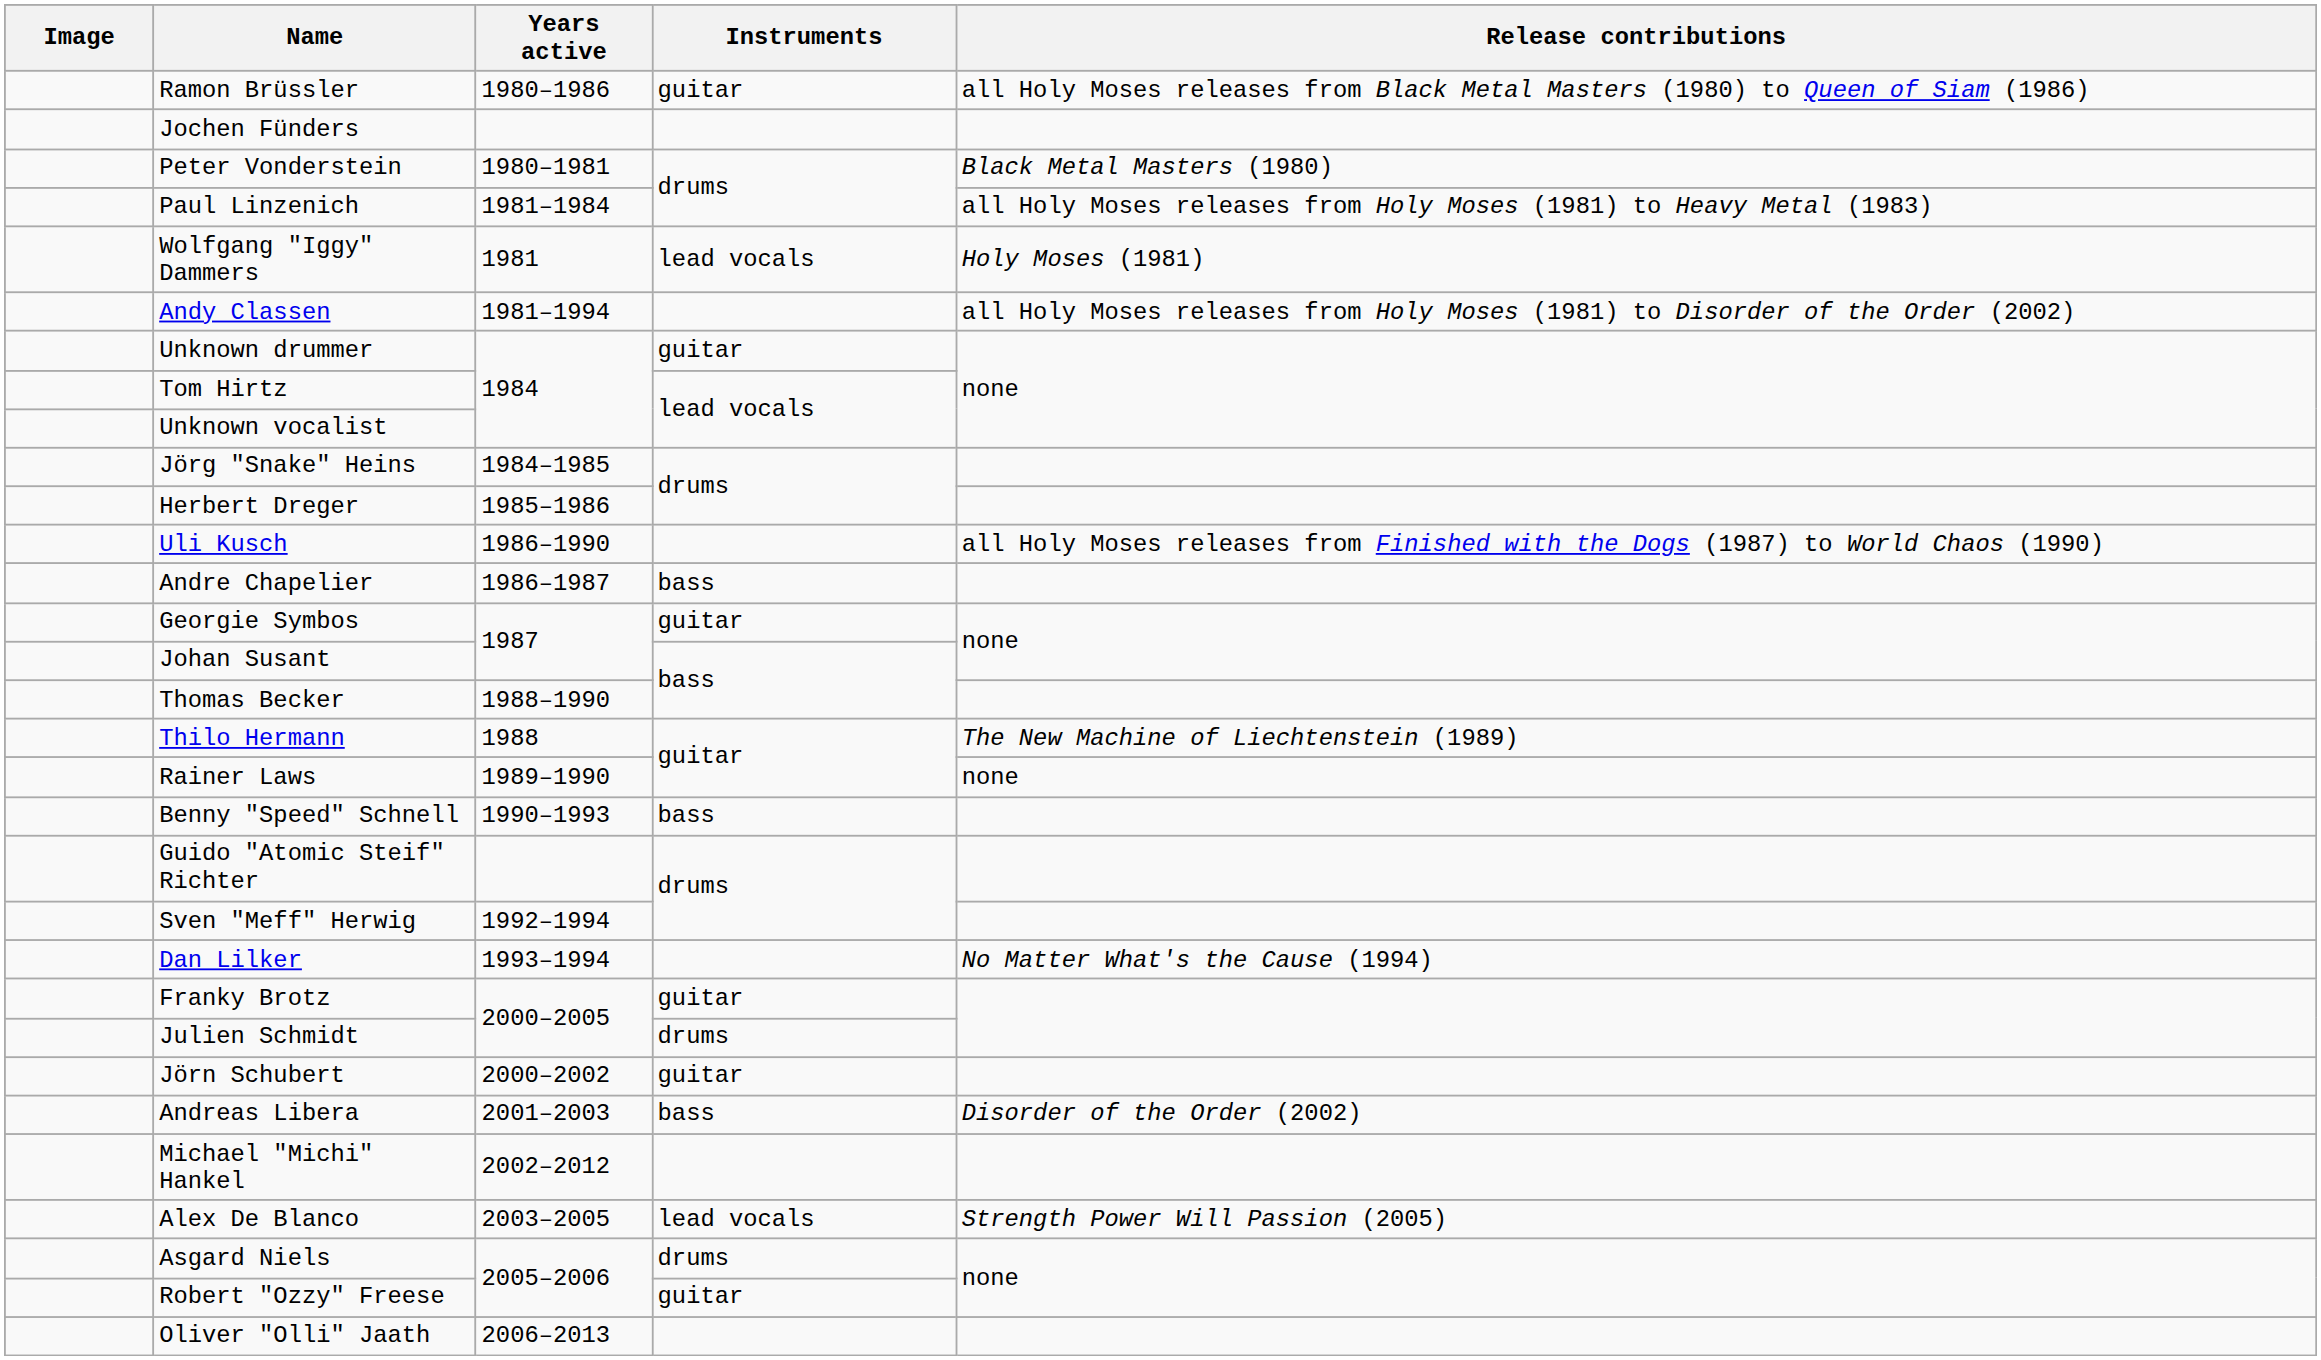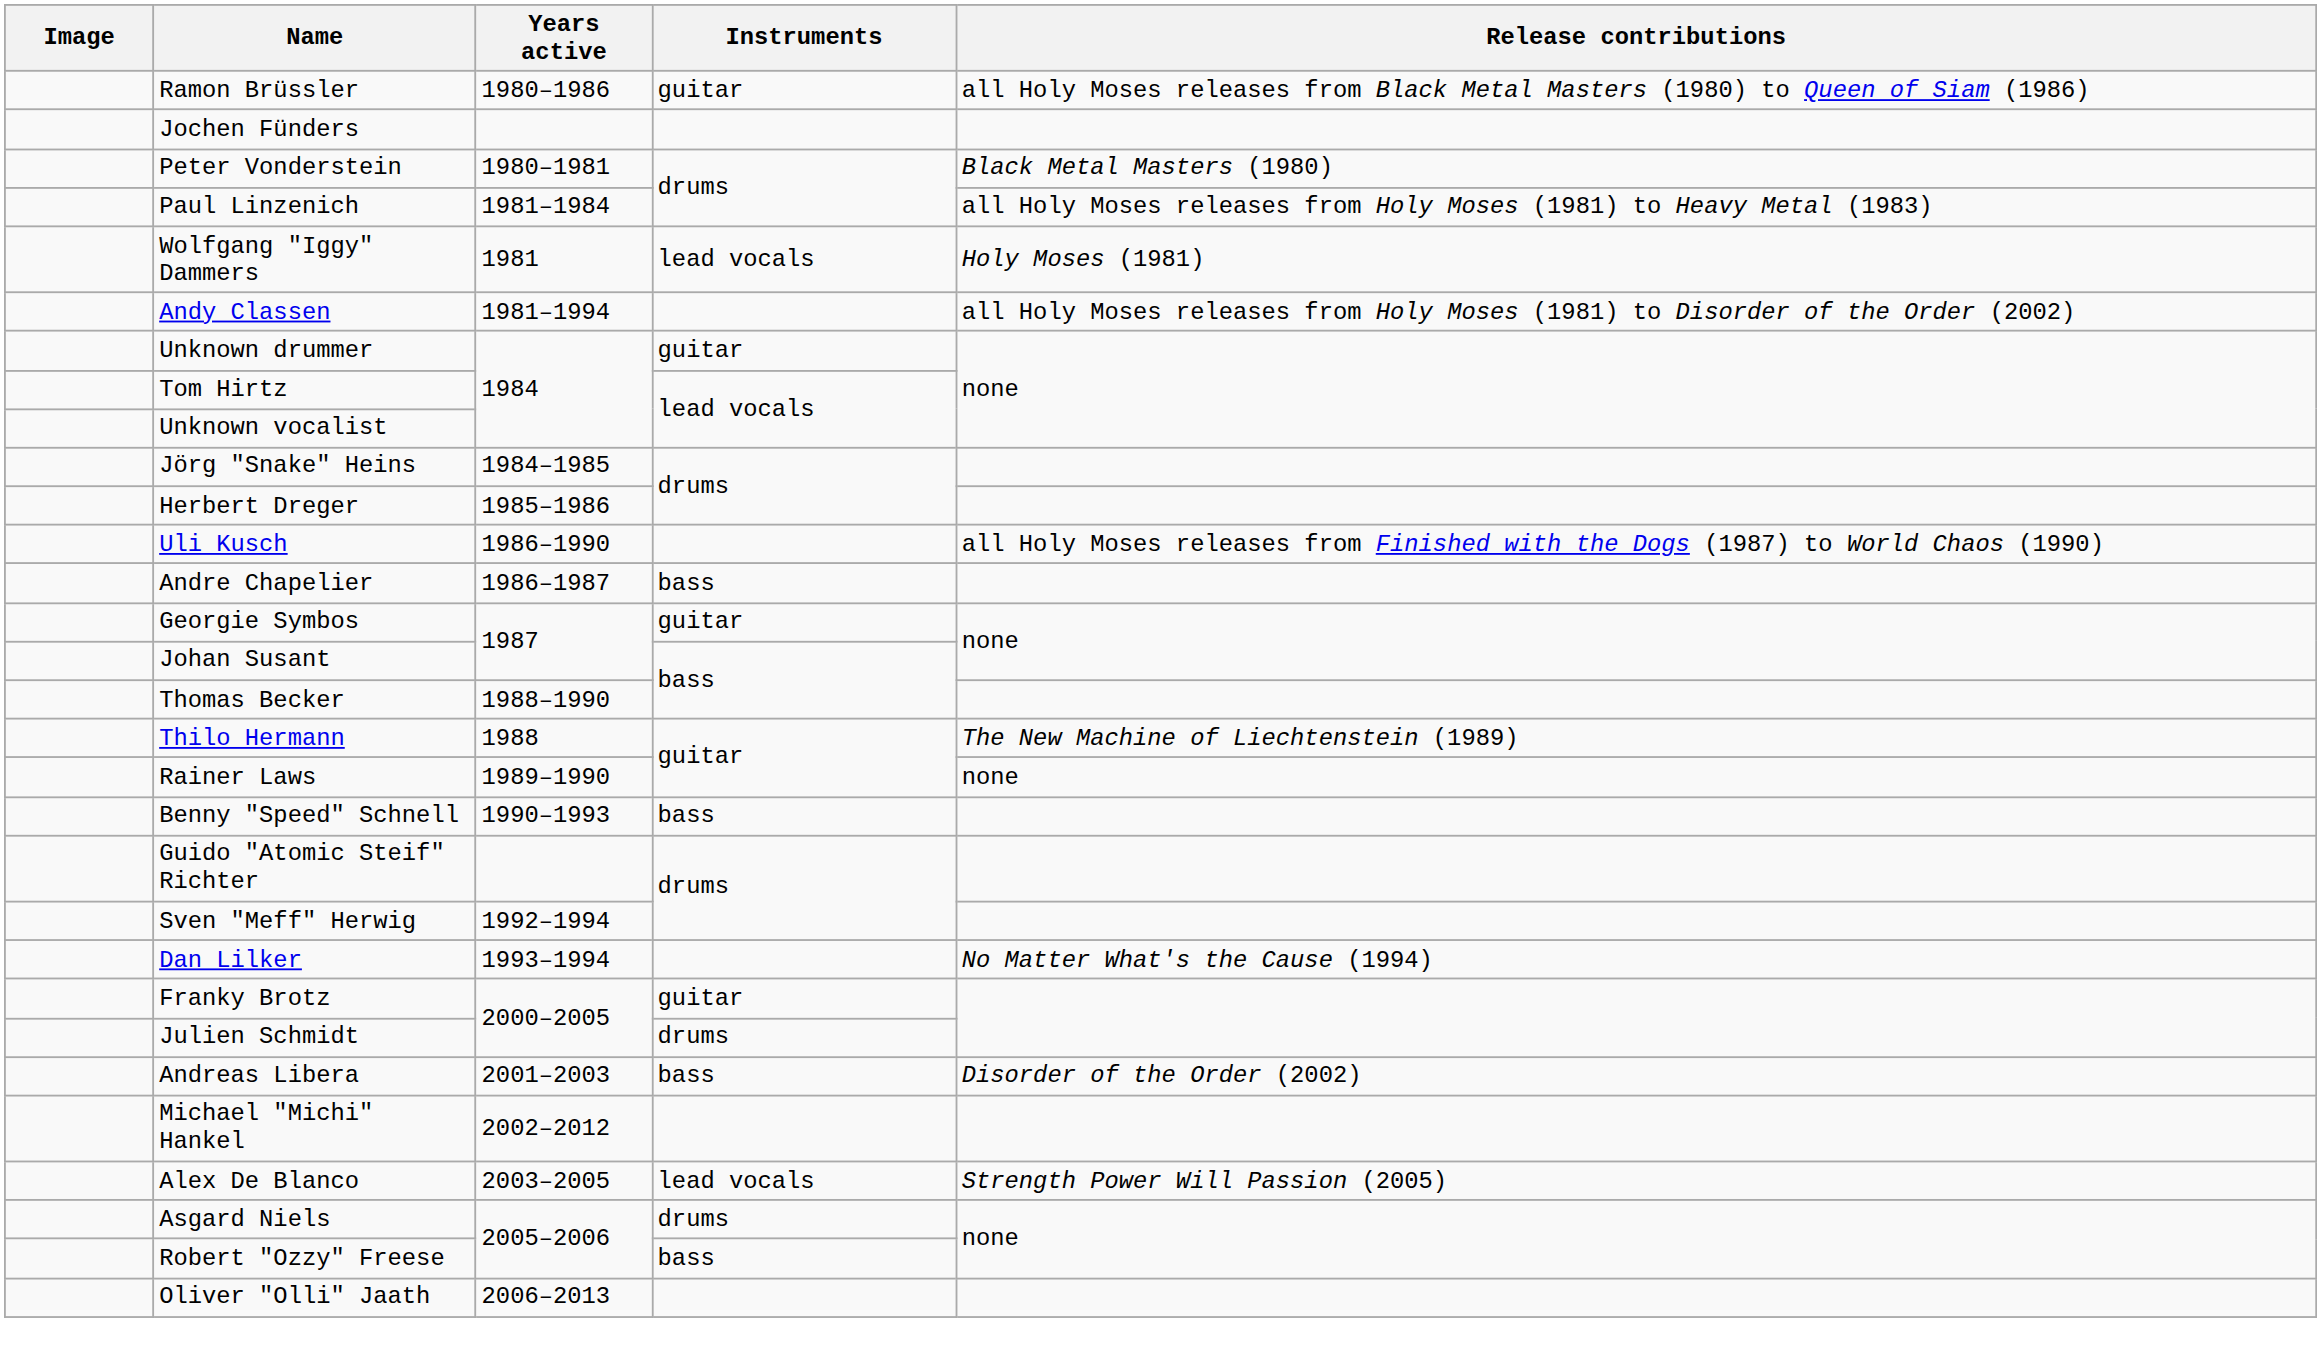- row: (252, 1076)
(700, 1297) guitar -> (686, 1259) bass
